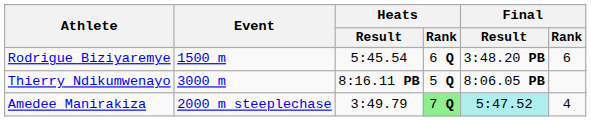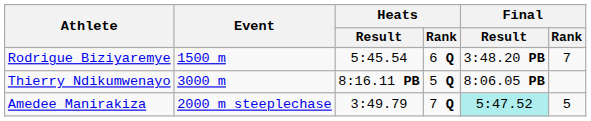(567, 59) 6 -> (567, 59) 7
(442, 104) lightgreen background -> (442, 104) no background
(567, 104) 4 -> (567, 104) 5
